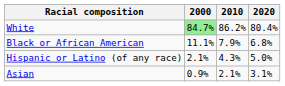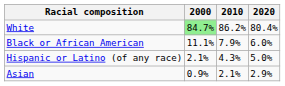(261, 42) 6.8% -> (261, 42) 6.0%
(261, 73) 3.1% -> (261, 73) 2.9%
